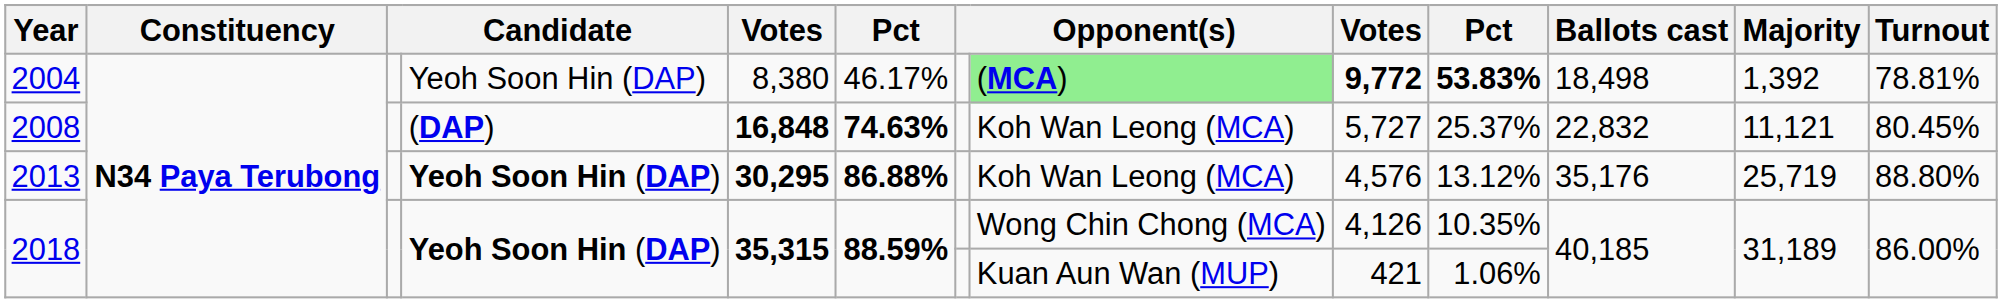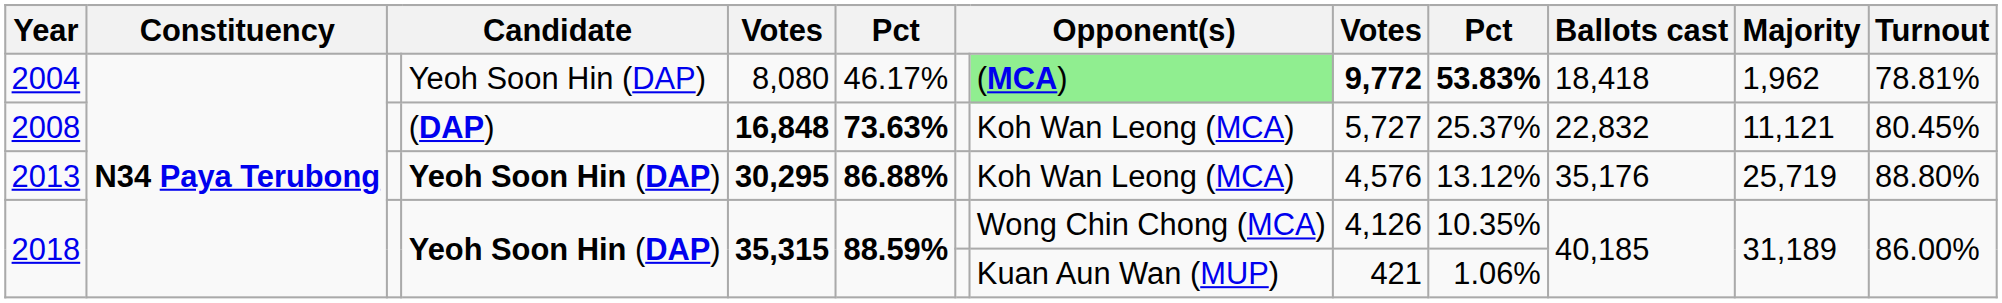(791, 78) 8,380 -> (791, 78) 8,080
(1602, 78) 18,498 -> (1602, 78) 18,418
(1781, 78) 1,392 -> (1781, 78) 1,962
(896, 127) 74.63% -> (896, 127) 73.63%
